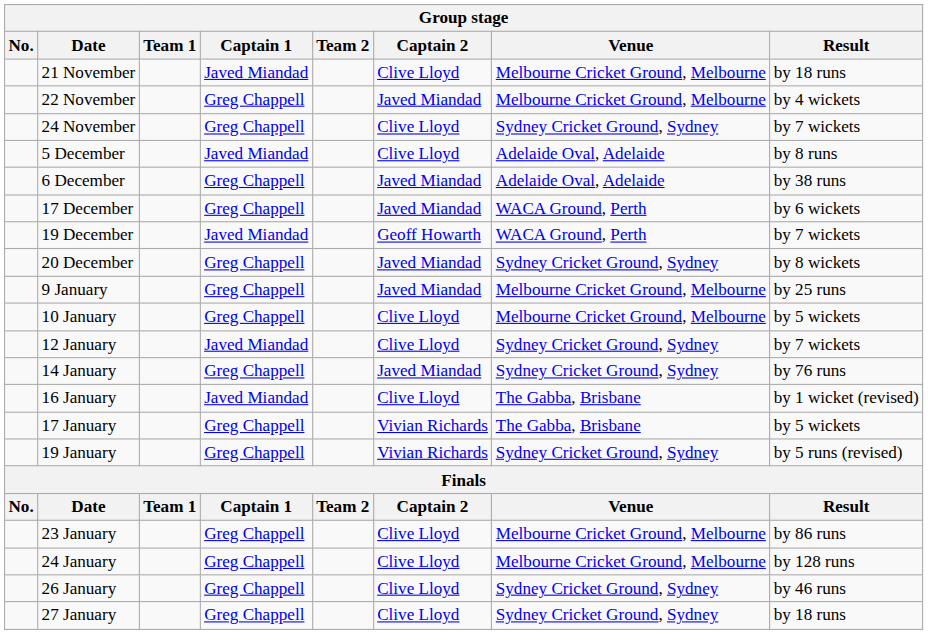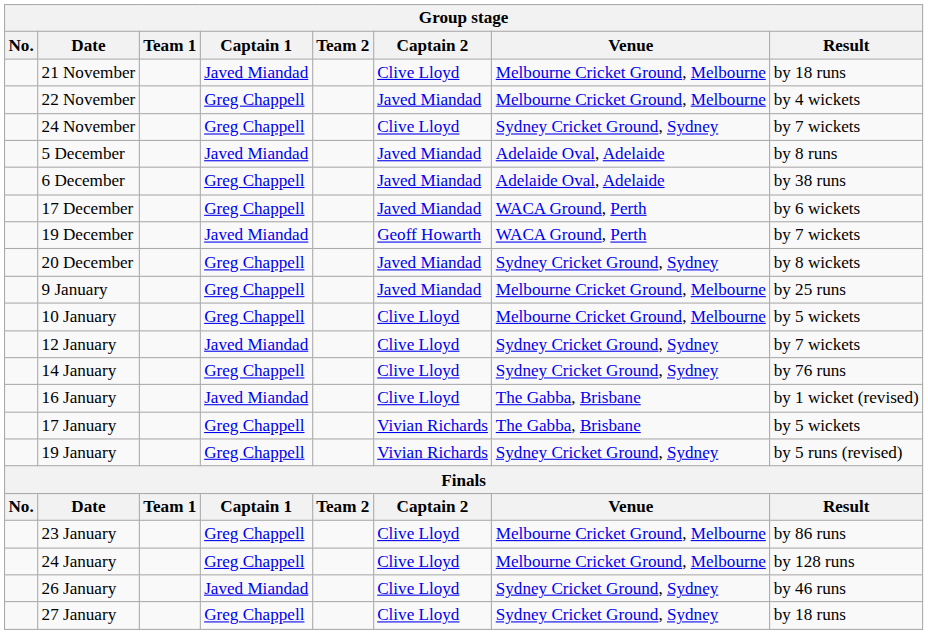(418, 153) Clive Lloyd -> (429, 153) Javed Miandad
(429, 371) Javed Miandad -> (418, 371) Clive Lloyd
(254, 588) Greg Chappell -> (256, 588) Javed Miandad
